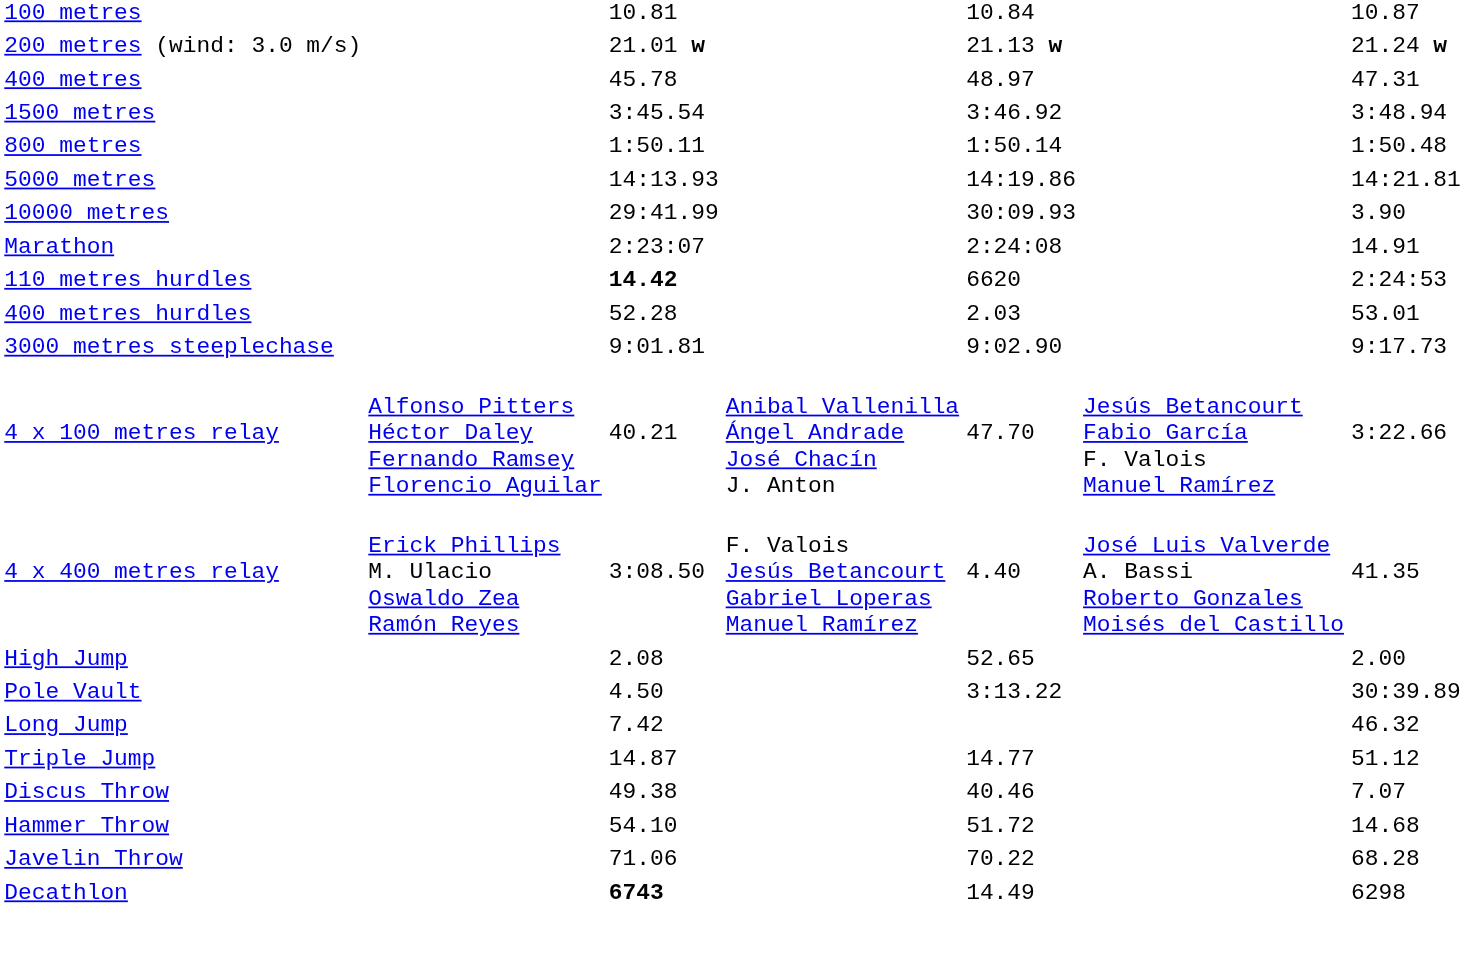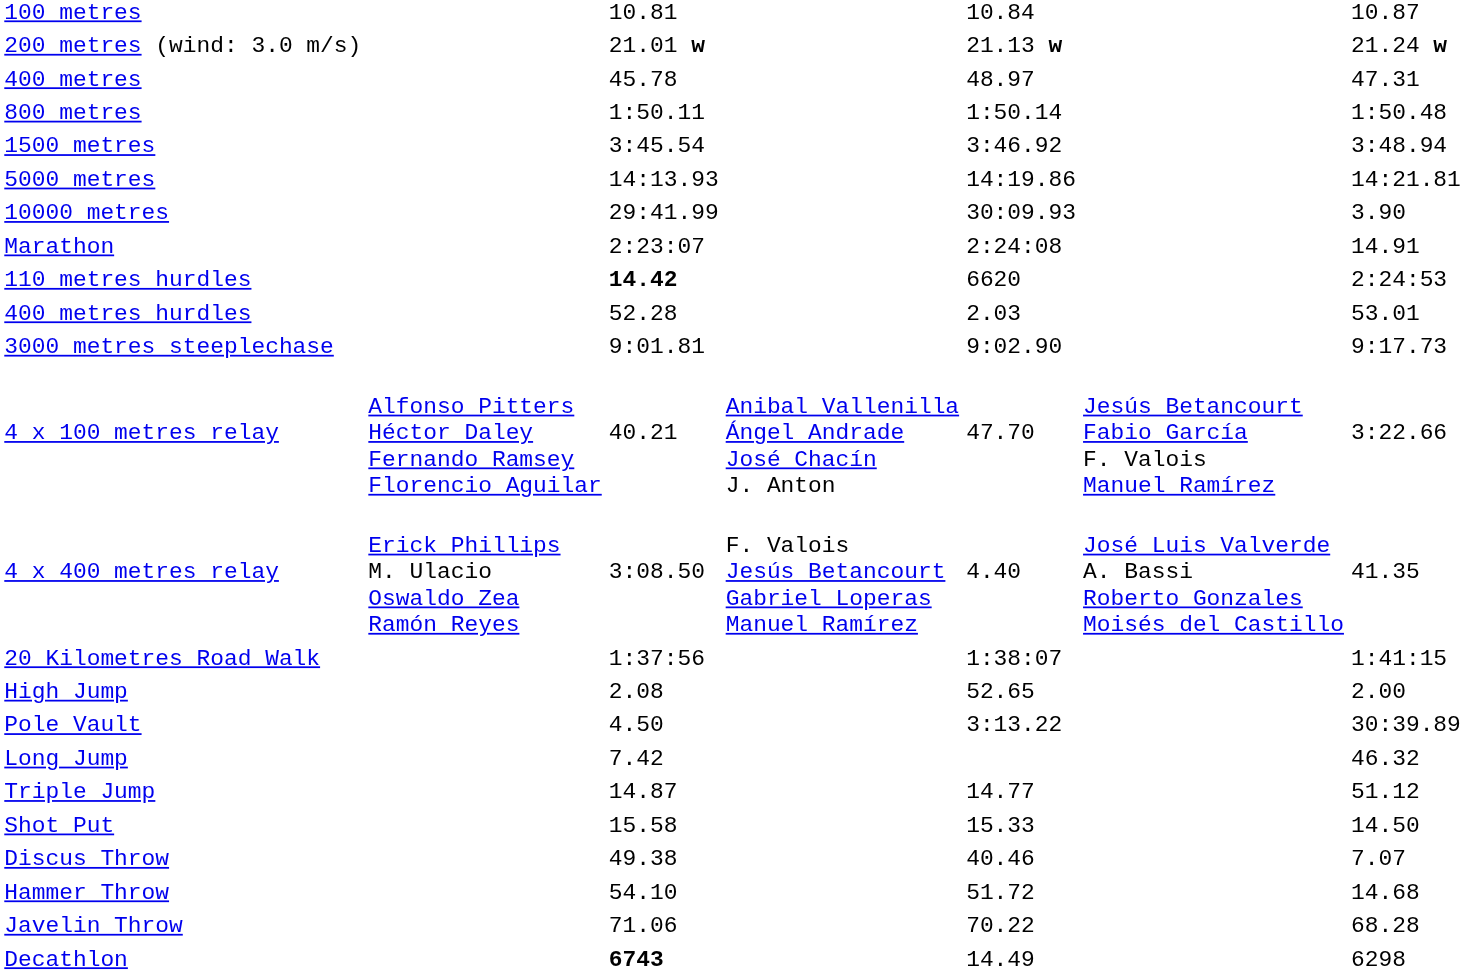rows swapped: (73, 146) <-> (80, 113)
+ row: (162, 658)
+ row: (59, 826)
